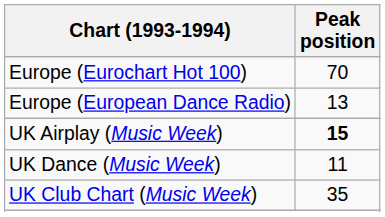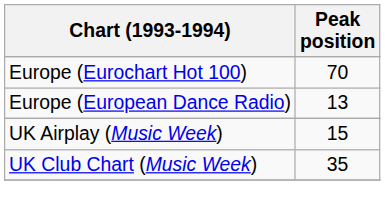(338, 133) bold -> (338, 133) normal
- row: (115, 164)
